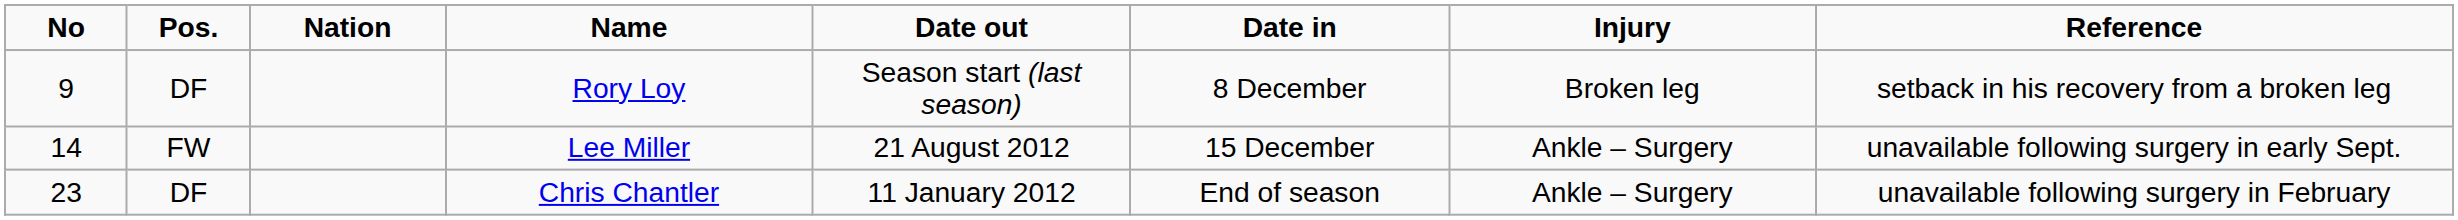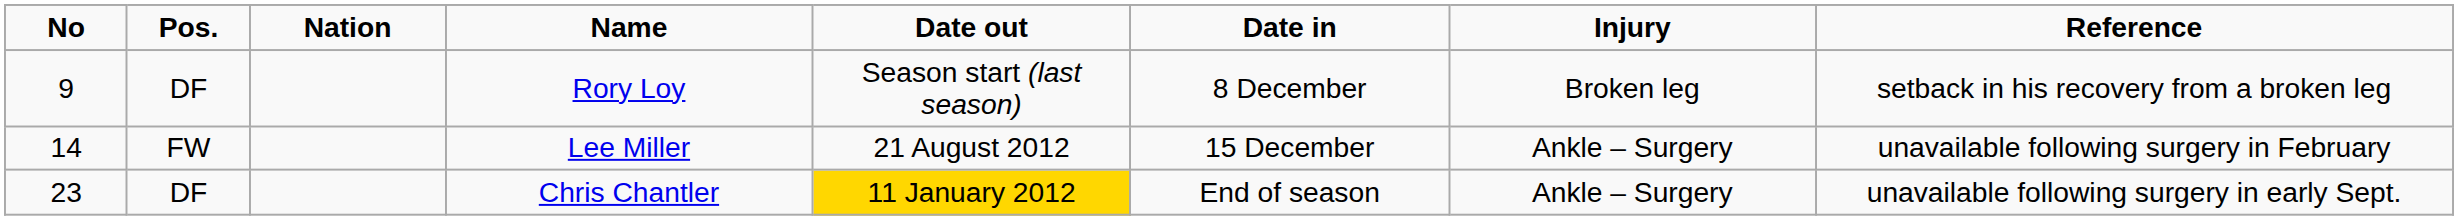(2134, 148) unavailable following surgery in early Sept. -> (2134, 148) unavailable following surgery in February
(972, 193) no background -> (972, 193) gold background
(2134, 193) unavailable following surgery in February -> (2134, 193) unavailable following surgery in early Sept.
